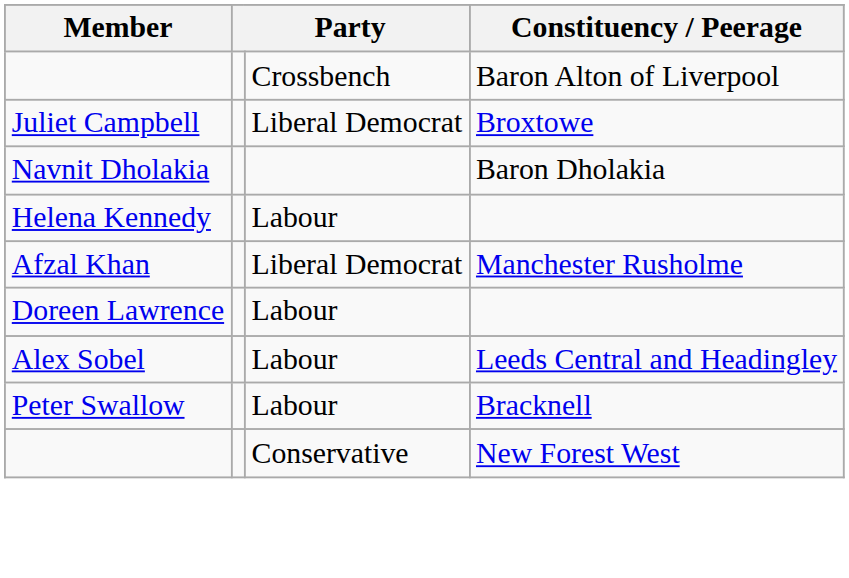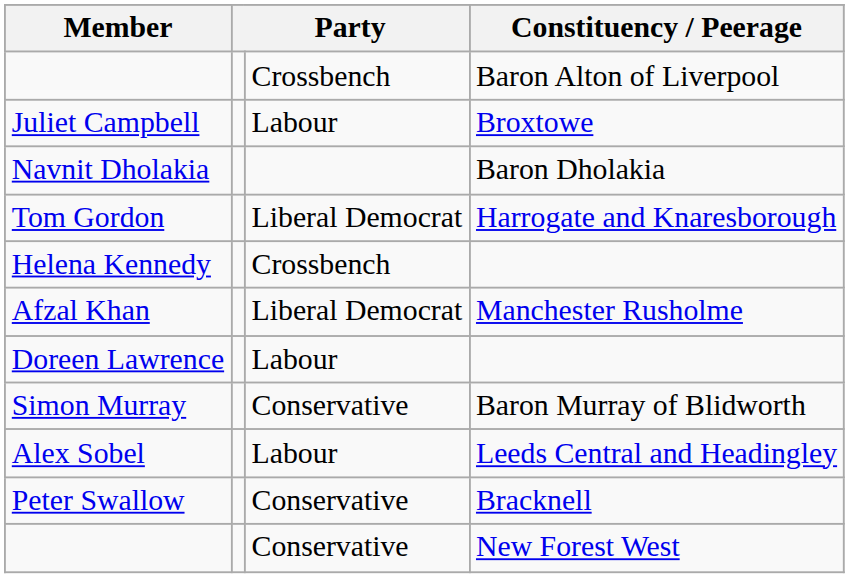(357, 122) Liberal Democrat -> (295, 122) Labour
+ row: (88, 216)
(295, 216) Labour -> (321, 264) Crossbench
+ row: (99, 405)
(295, 405) Labour -> (330, 500) Conservative
